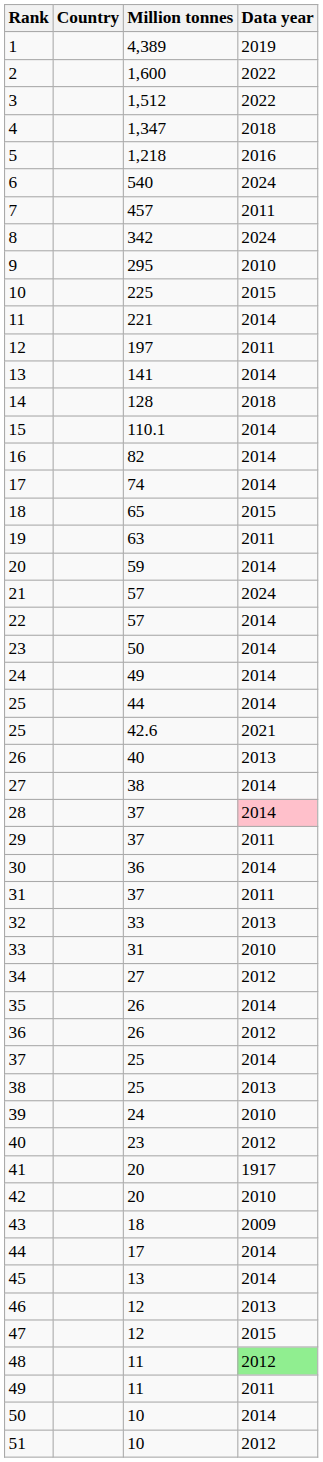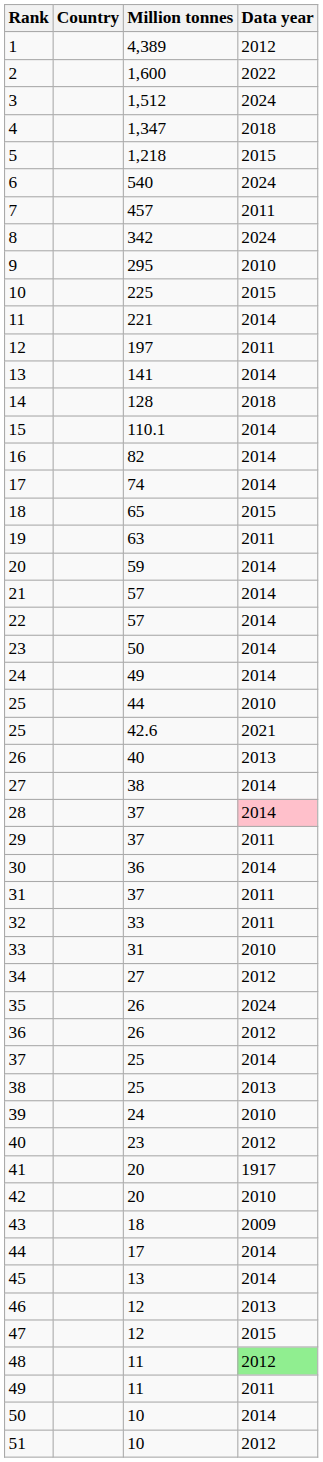(259, 45) 2019 -> (259, 45) 2012
(259, 100) 2022 -> (259, 100) 2024
(259, 155) 2016 -> (259, 155) 2015
(259, 593) 2024 -> (259, 593) 2014
(259, 703) 2014 -> (259, 703) 2010
(259, 922) 2013 -> (258, 922) 2011
(259, 1004) 2014 -> (259, 1004) 2024
